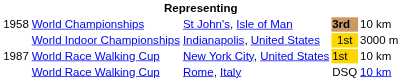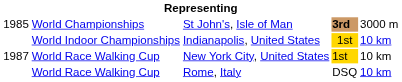(16, 24) 1958 -> (16, 24) 1985
(376, 24) 10 km -> (379, 24) 3000 m
(379, 40) 3000 m -> (376, 40) 10 km
